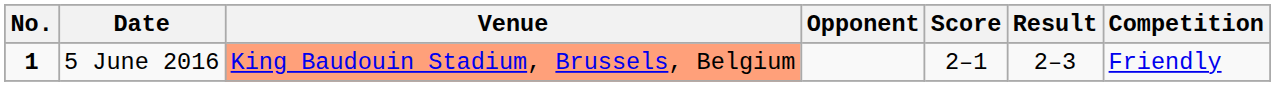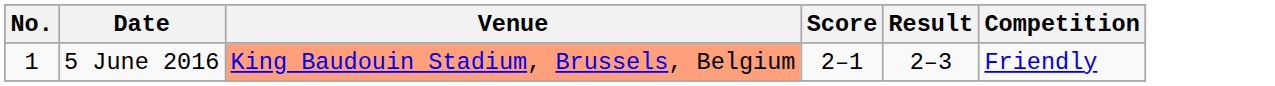- column: (863, 24)
(32, 62) bold -> (32, 62) normal
